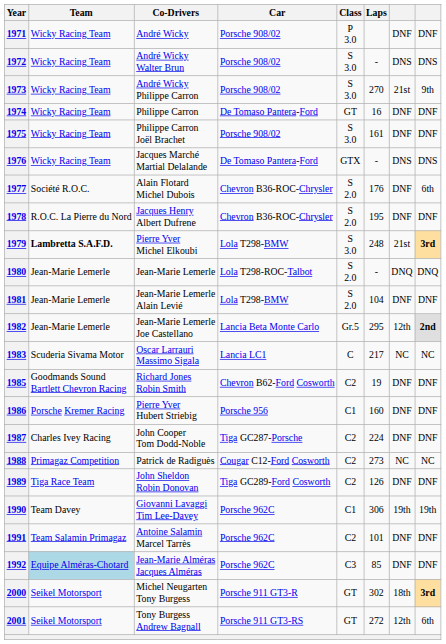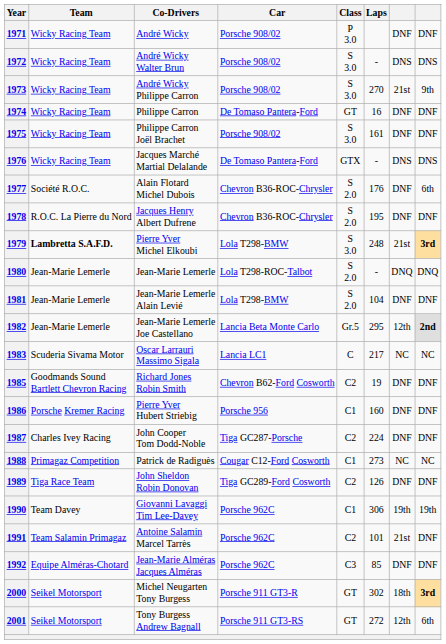(350, 460) C2 -> (350, 460) C1
(402, 538) DNF -> (402, 538) 21st
(80, 565) lightblue background -> (80, 565) no background
